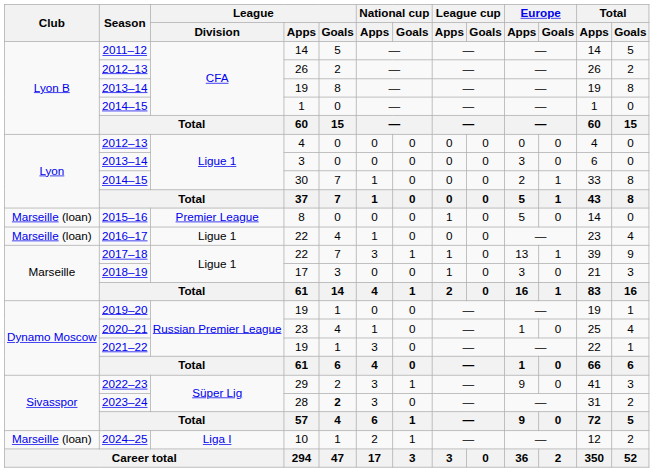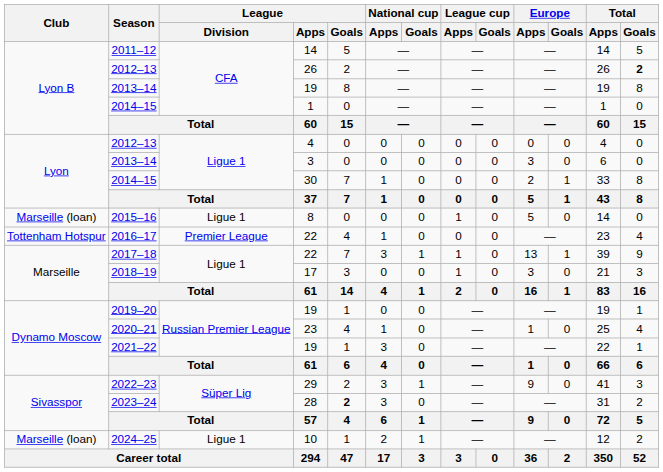(630, 69) normal -> (639, 69) bold
(217, 217) Premier League -> (226, 217) Ligue 1
(52, 236) Marseille (loan) -> (56, 236) Tottenham Hotspur
(217, 236) Ligue 1 -> (226, 236) Premier League
(217, 439) Liga I -> (226, 439) Ligue 1
